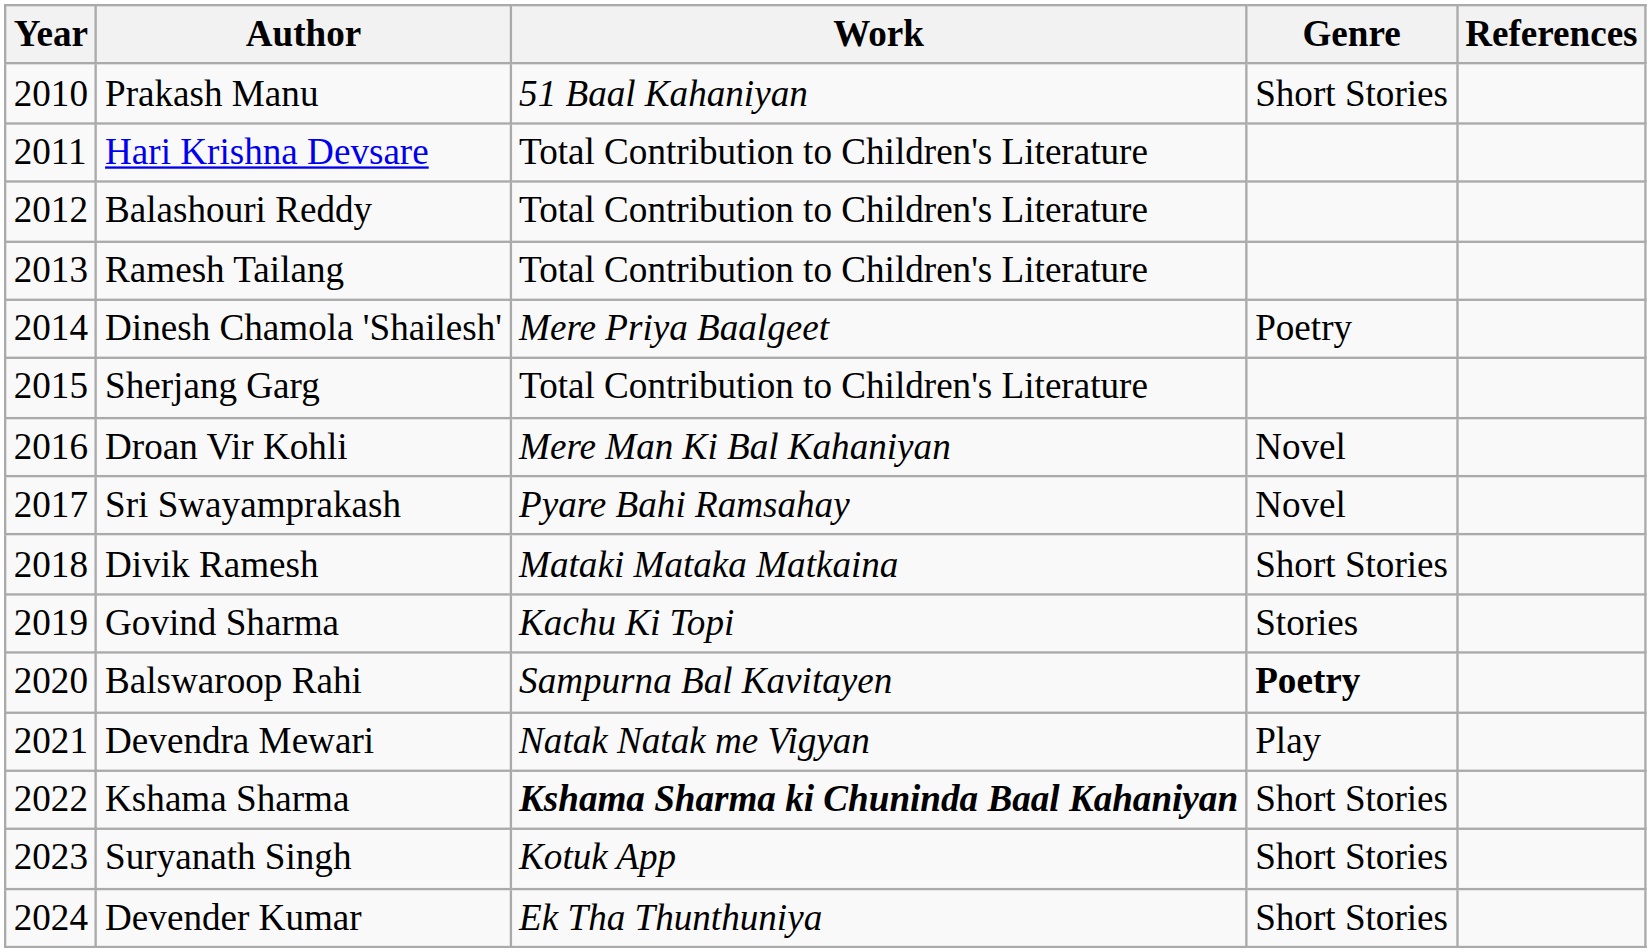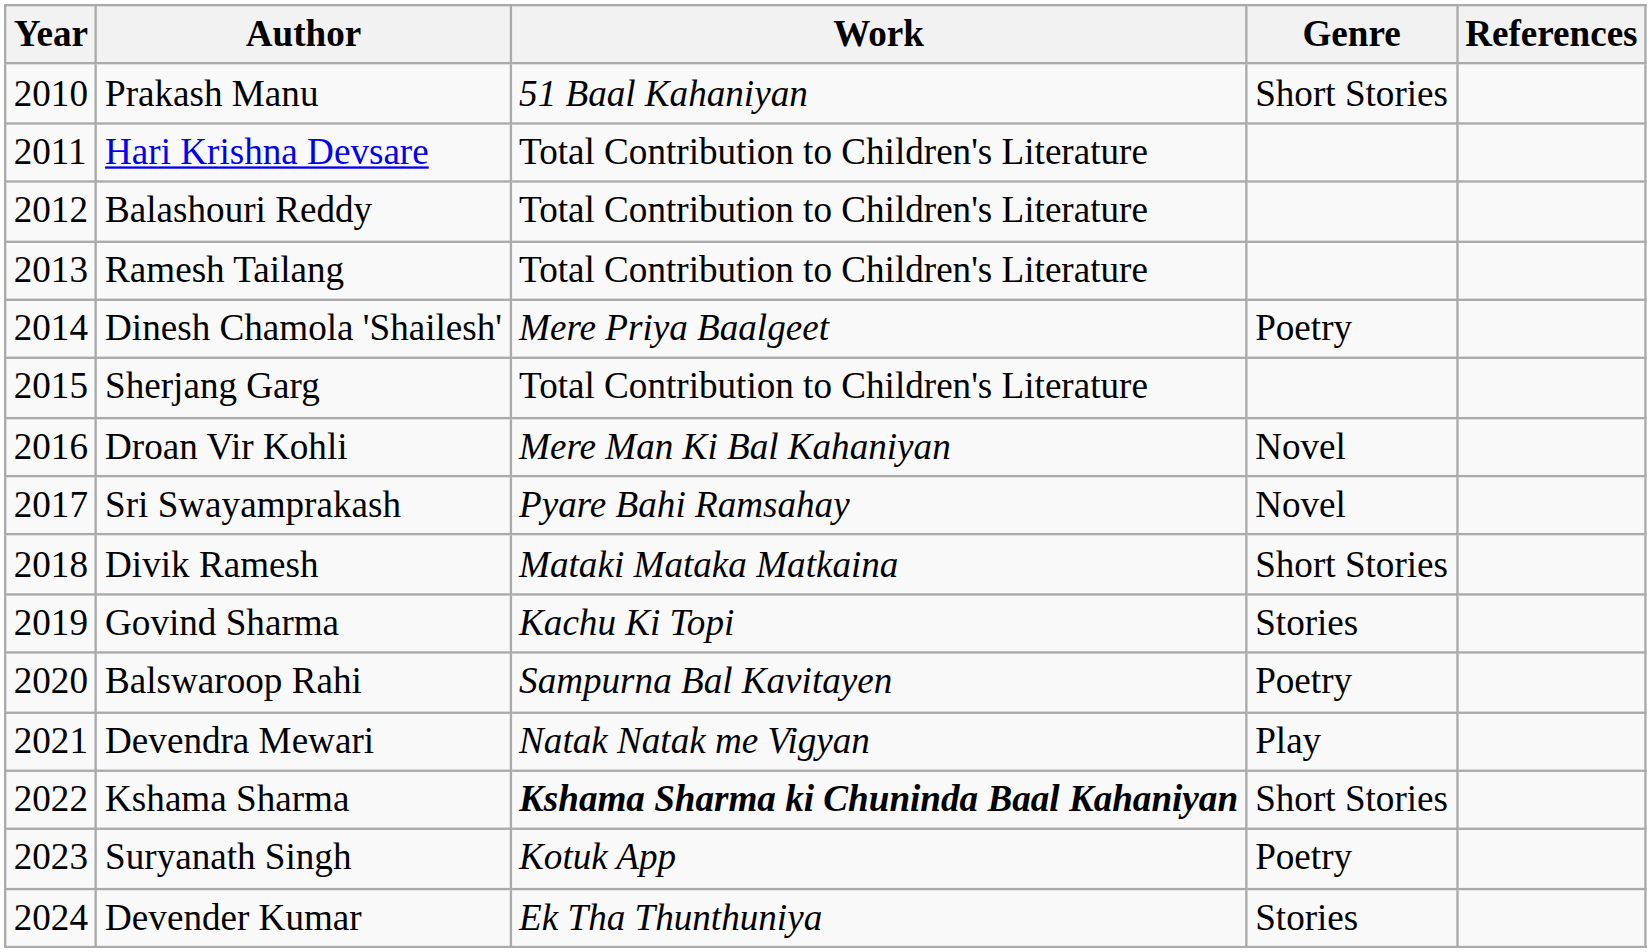(1308, 681) bold -> (1304, 681) normal
(1352, 858) Short Stories -> (1304, 858) Poetry
(1352, 916) Short Stories -> (1307, 916) Stories
